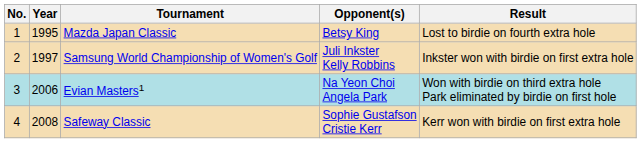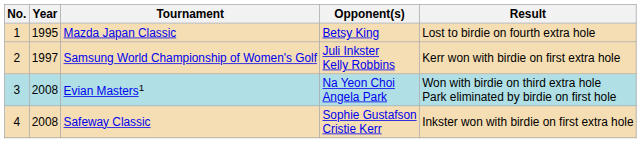(528, 58) Inkster won with birdie on first extra hole -> (521, 58) Kerr won with birdie on first extra hole
(45, 90) 2006 -> (45, 90) 2008
(521, 122) Kerr won with birdie on first extra hole -> (528, 122) Inkster won with birdie on first extra hole
